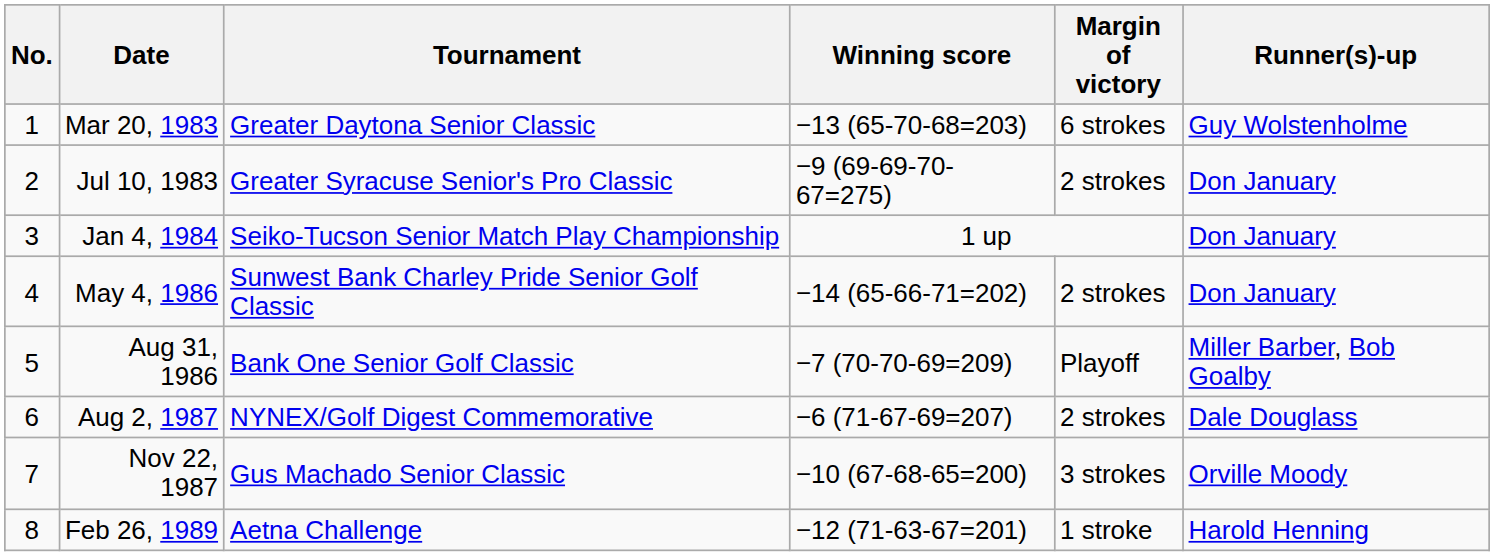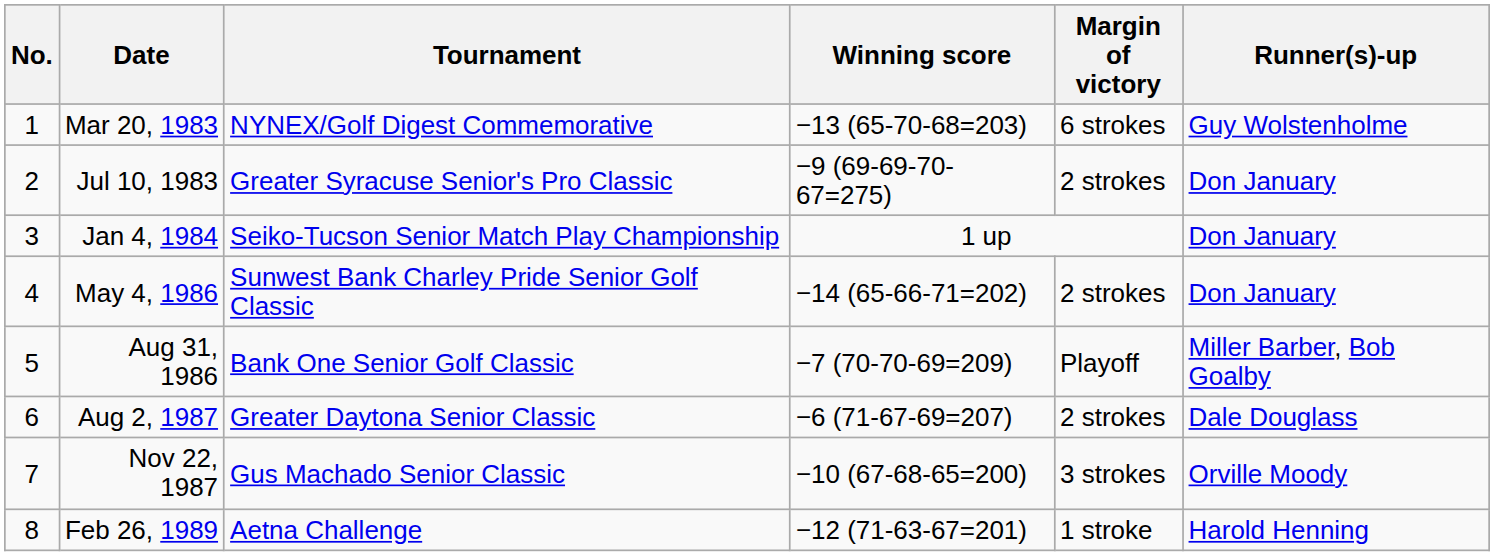(413, 125) Greater Daytona Senior Classic -> (442, 125) NYNEX/Golf Digest Commemorative
(442, 418) NYNEX/Golf Digest Commemorative -> (413, 418) Greater Daytona Senior Classic
